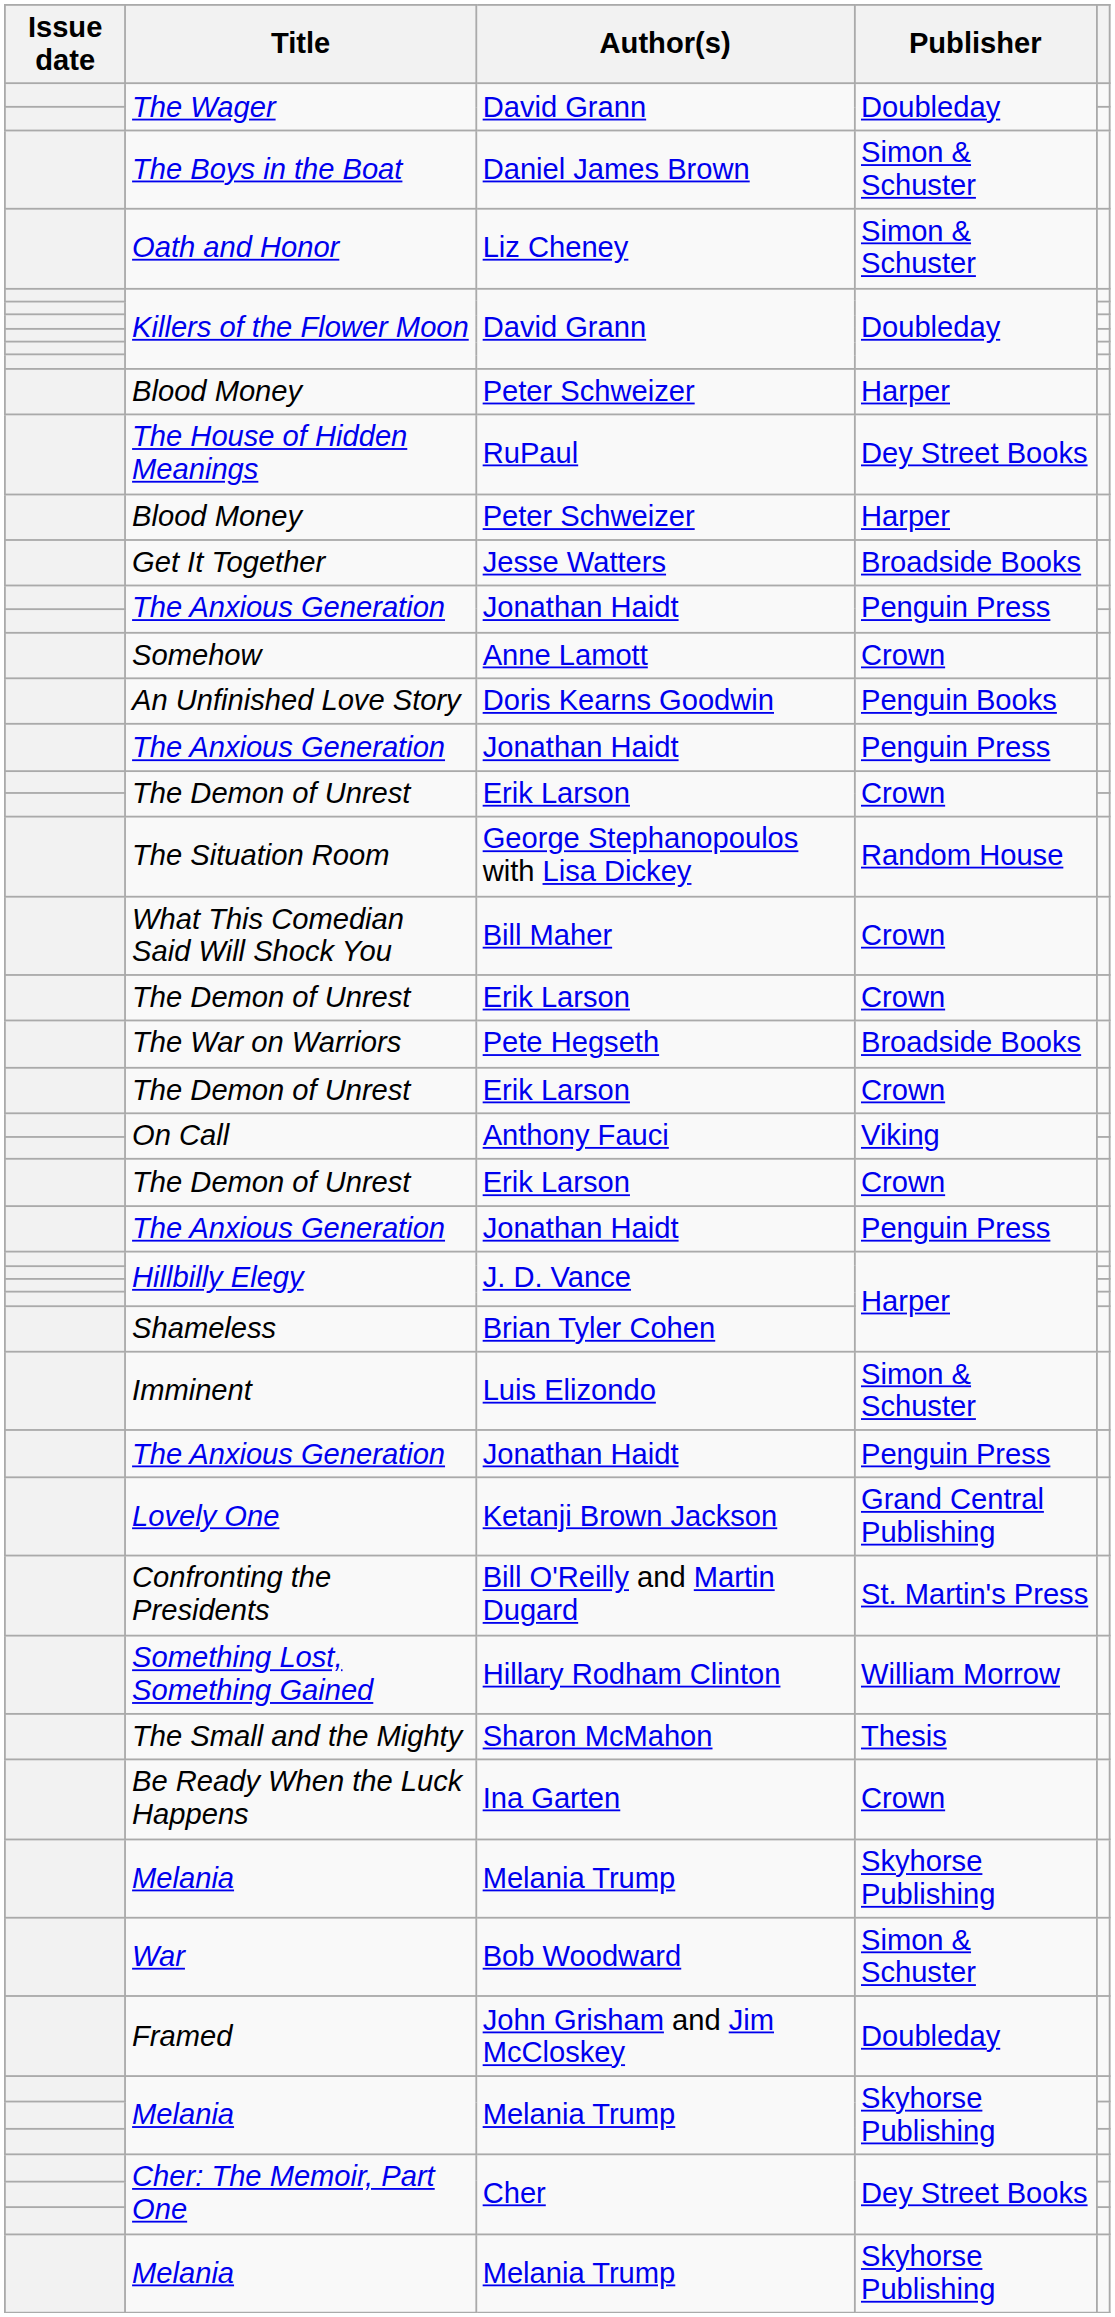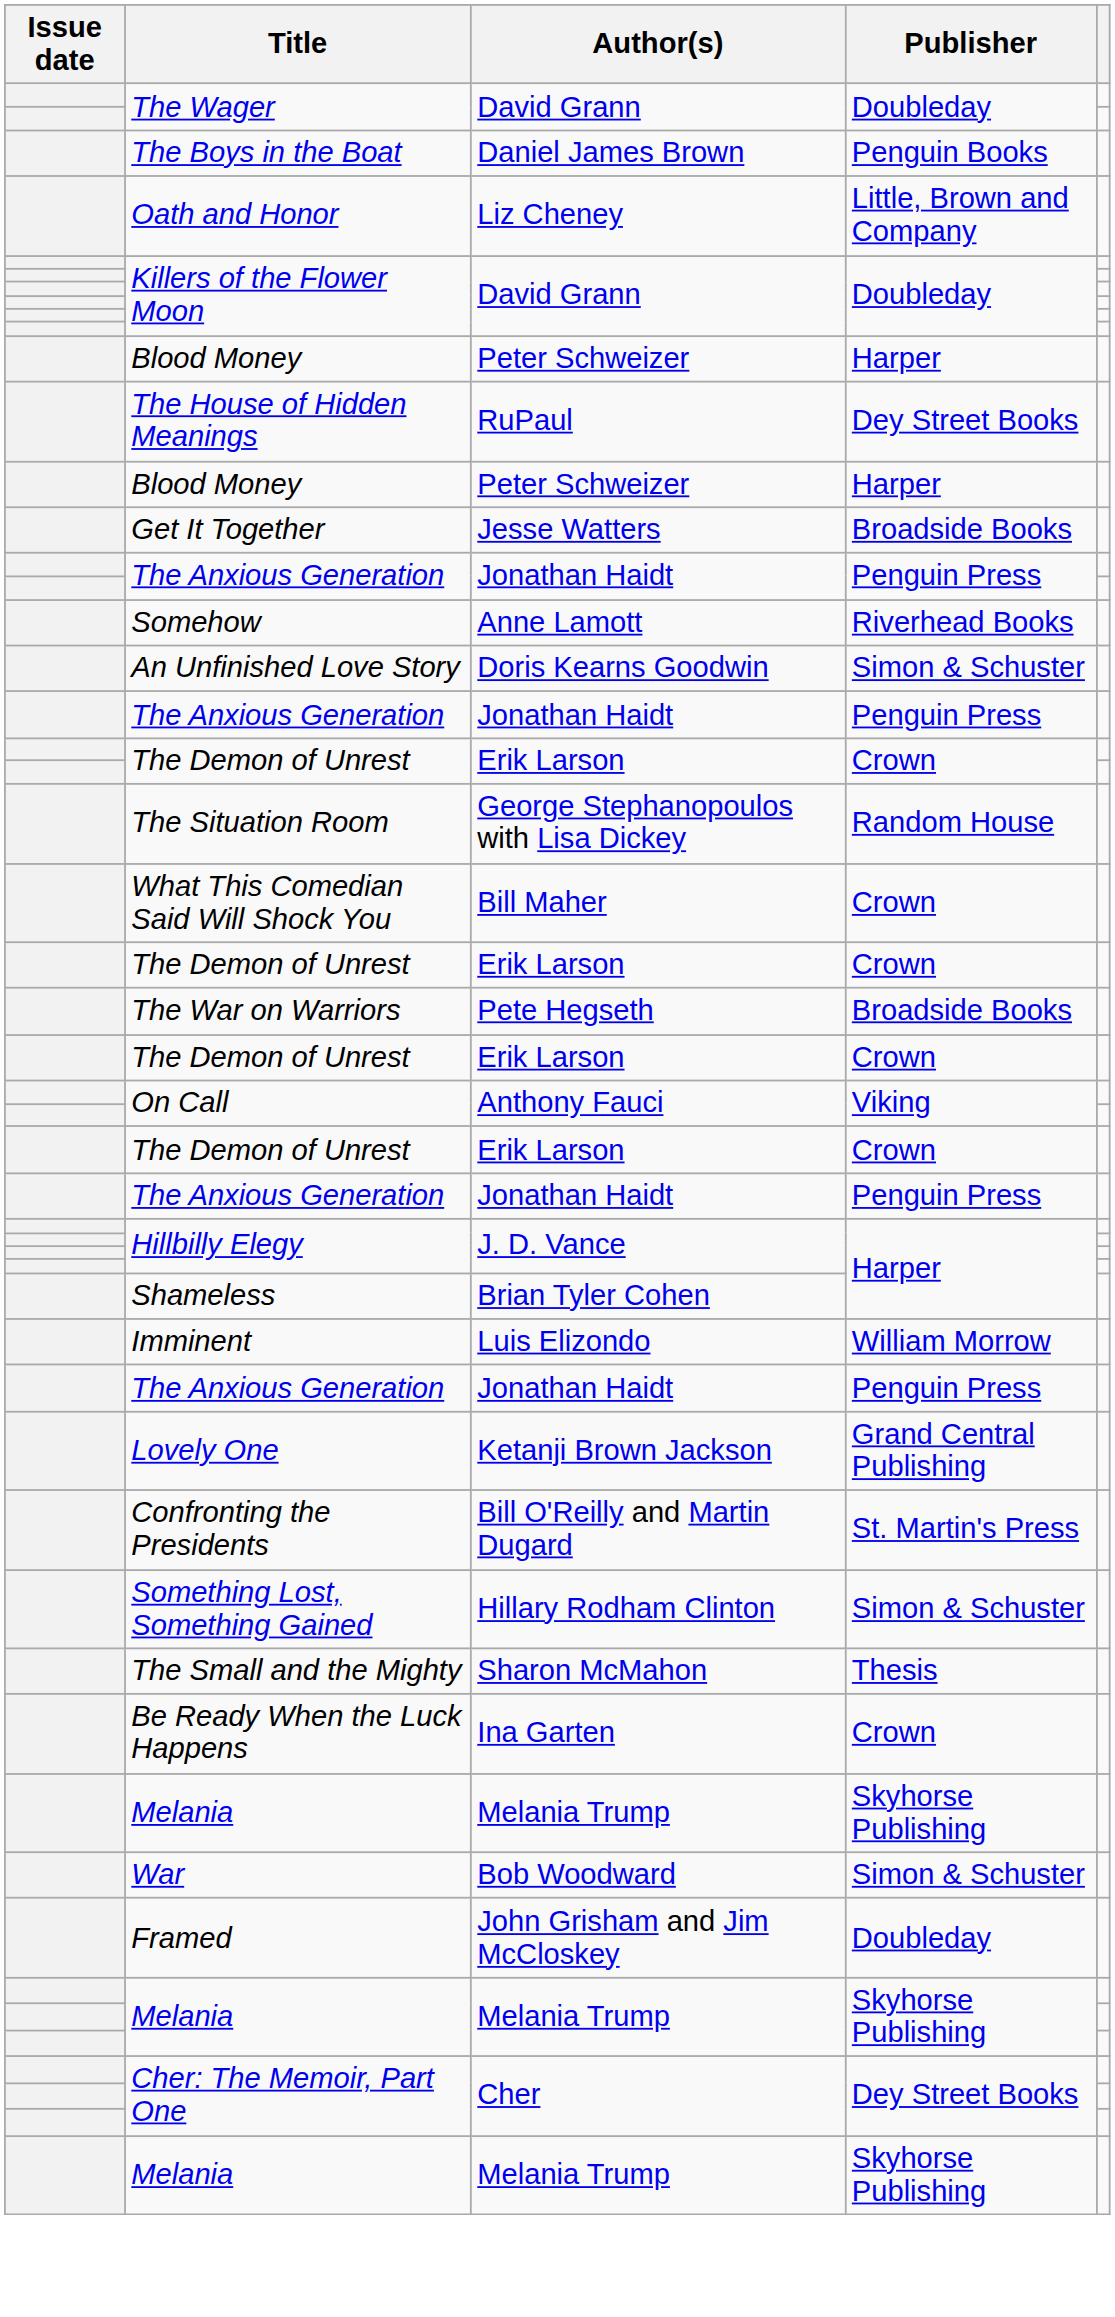(918, 169) Simon & Schuster -> (950, 152) Penguin Books
(918, 248) Simon & Schuster -> (960, 215) Little, Brown and Company
(903, 654) Crown -> (963, 622) Riverhead Books
(959, 700) Penguin Books -> (968, 668) Simon & Schuster
(918, 1390) Simon & Schuster -> (951, 1341) William Morrow
(960, 1673) William Morrow -> (968, 1608) Simon & Schuster
